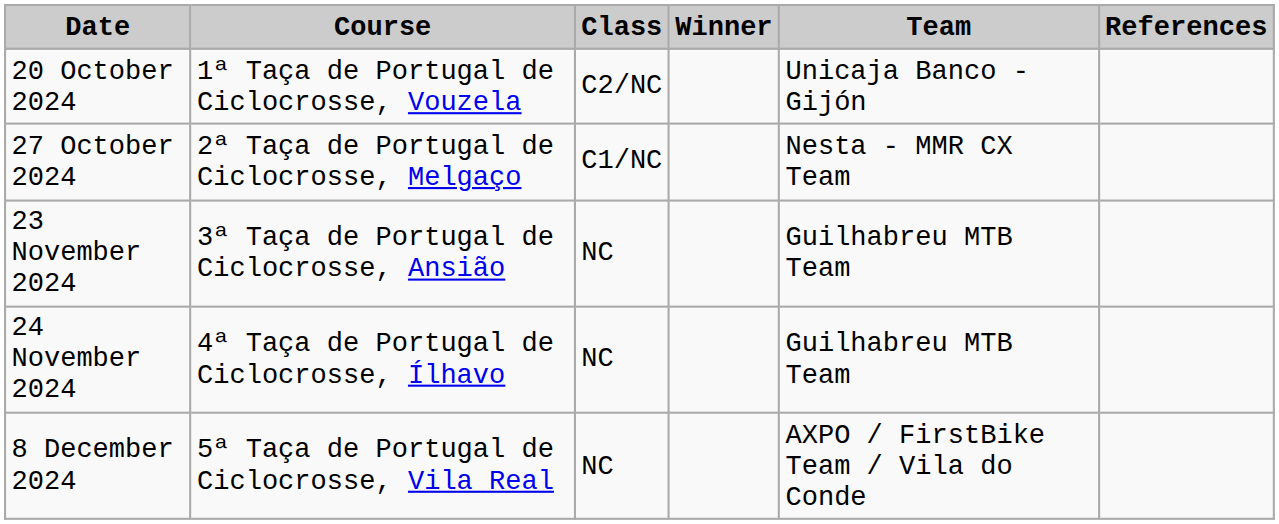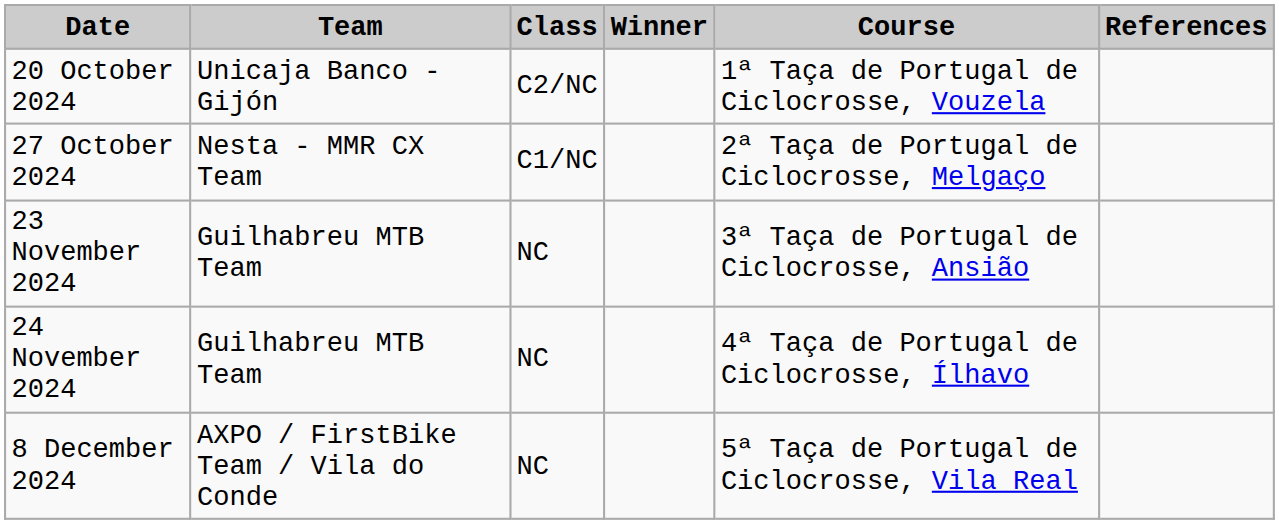columns swapped: (383, 27) <-> (939, 27)
